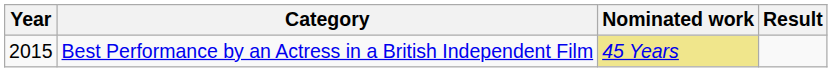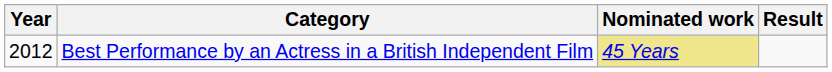(31, 50) 2015 -> (31, 50) 2012
